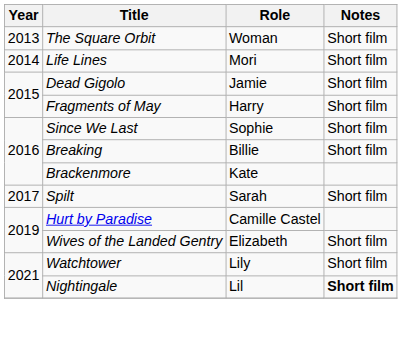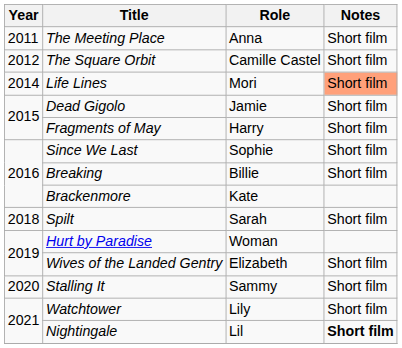+ row: (105, 38)
(24, 38) 2013 -> (24, 60) 2012
(253, 38) Woman -> (275, 60) Camille Castel
(357, 60) no background -> (357, 83) lightsalmon background
(24, 196) 2017 -> (24, 219) 2018
(275, 219) Camille Castel -> (253, 241) Woman
+ row: (75, 286)
